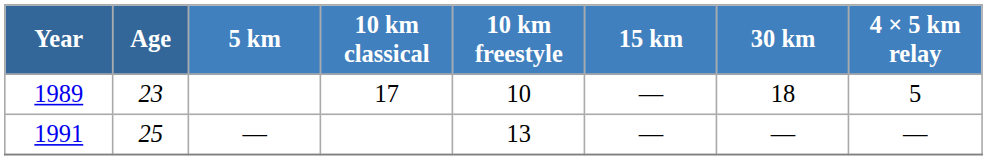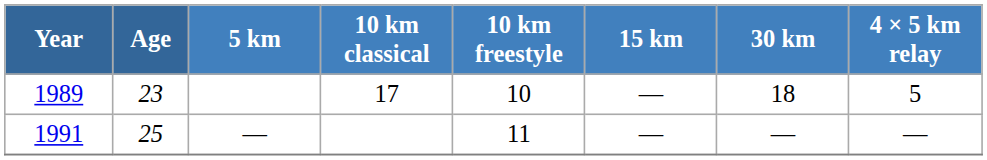(519, 134) 13 -> (519, 134) 11
